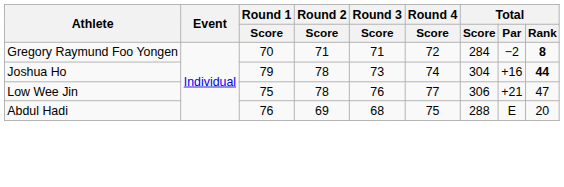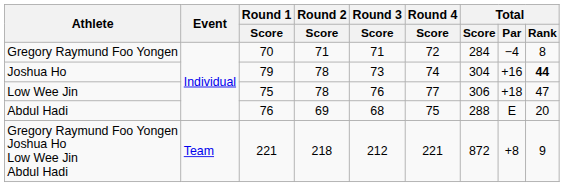(512, 53) −2 -> (512, 53) −4
(542, 53) bold -> (542, 53) normal
(512, 92) +21 -> (512, 92) +18
+ row: (93, 152)
